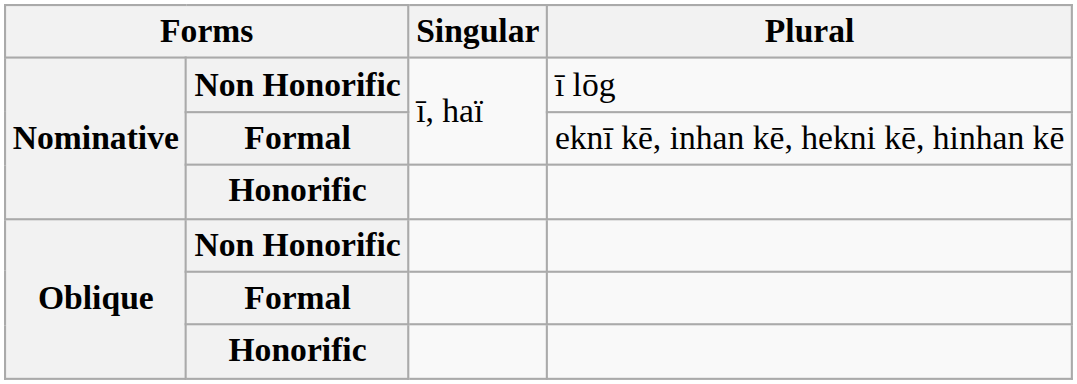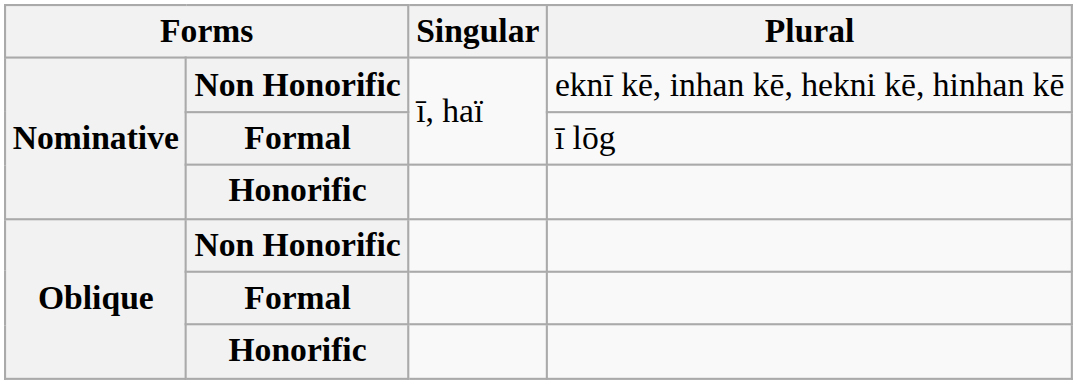(585, 84) ī lōg -> (810, 84) eknī kē, inhan kē, hekni kē, hinhan kē
(810, 137) eknī kē, inhan kē, hekni kē, hinhan kē -> (585, 137) ī lōg
